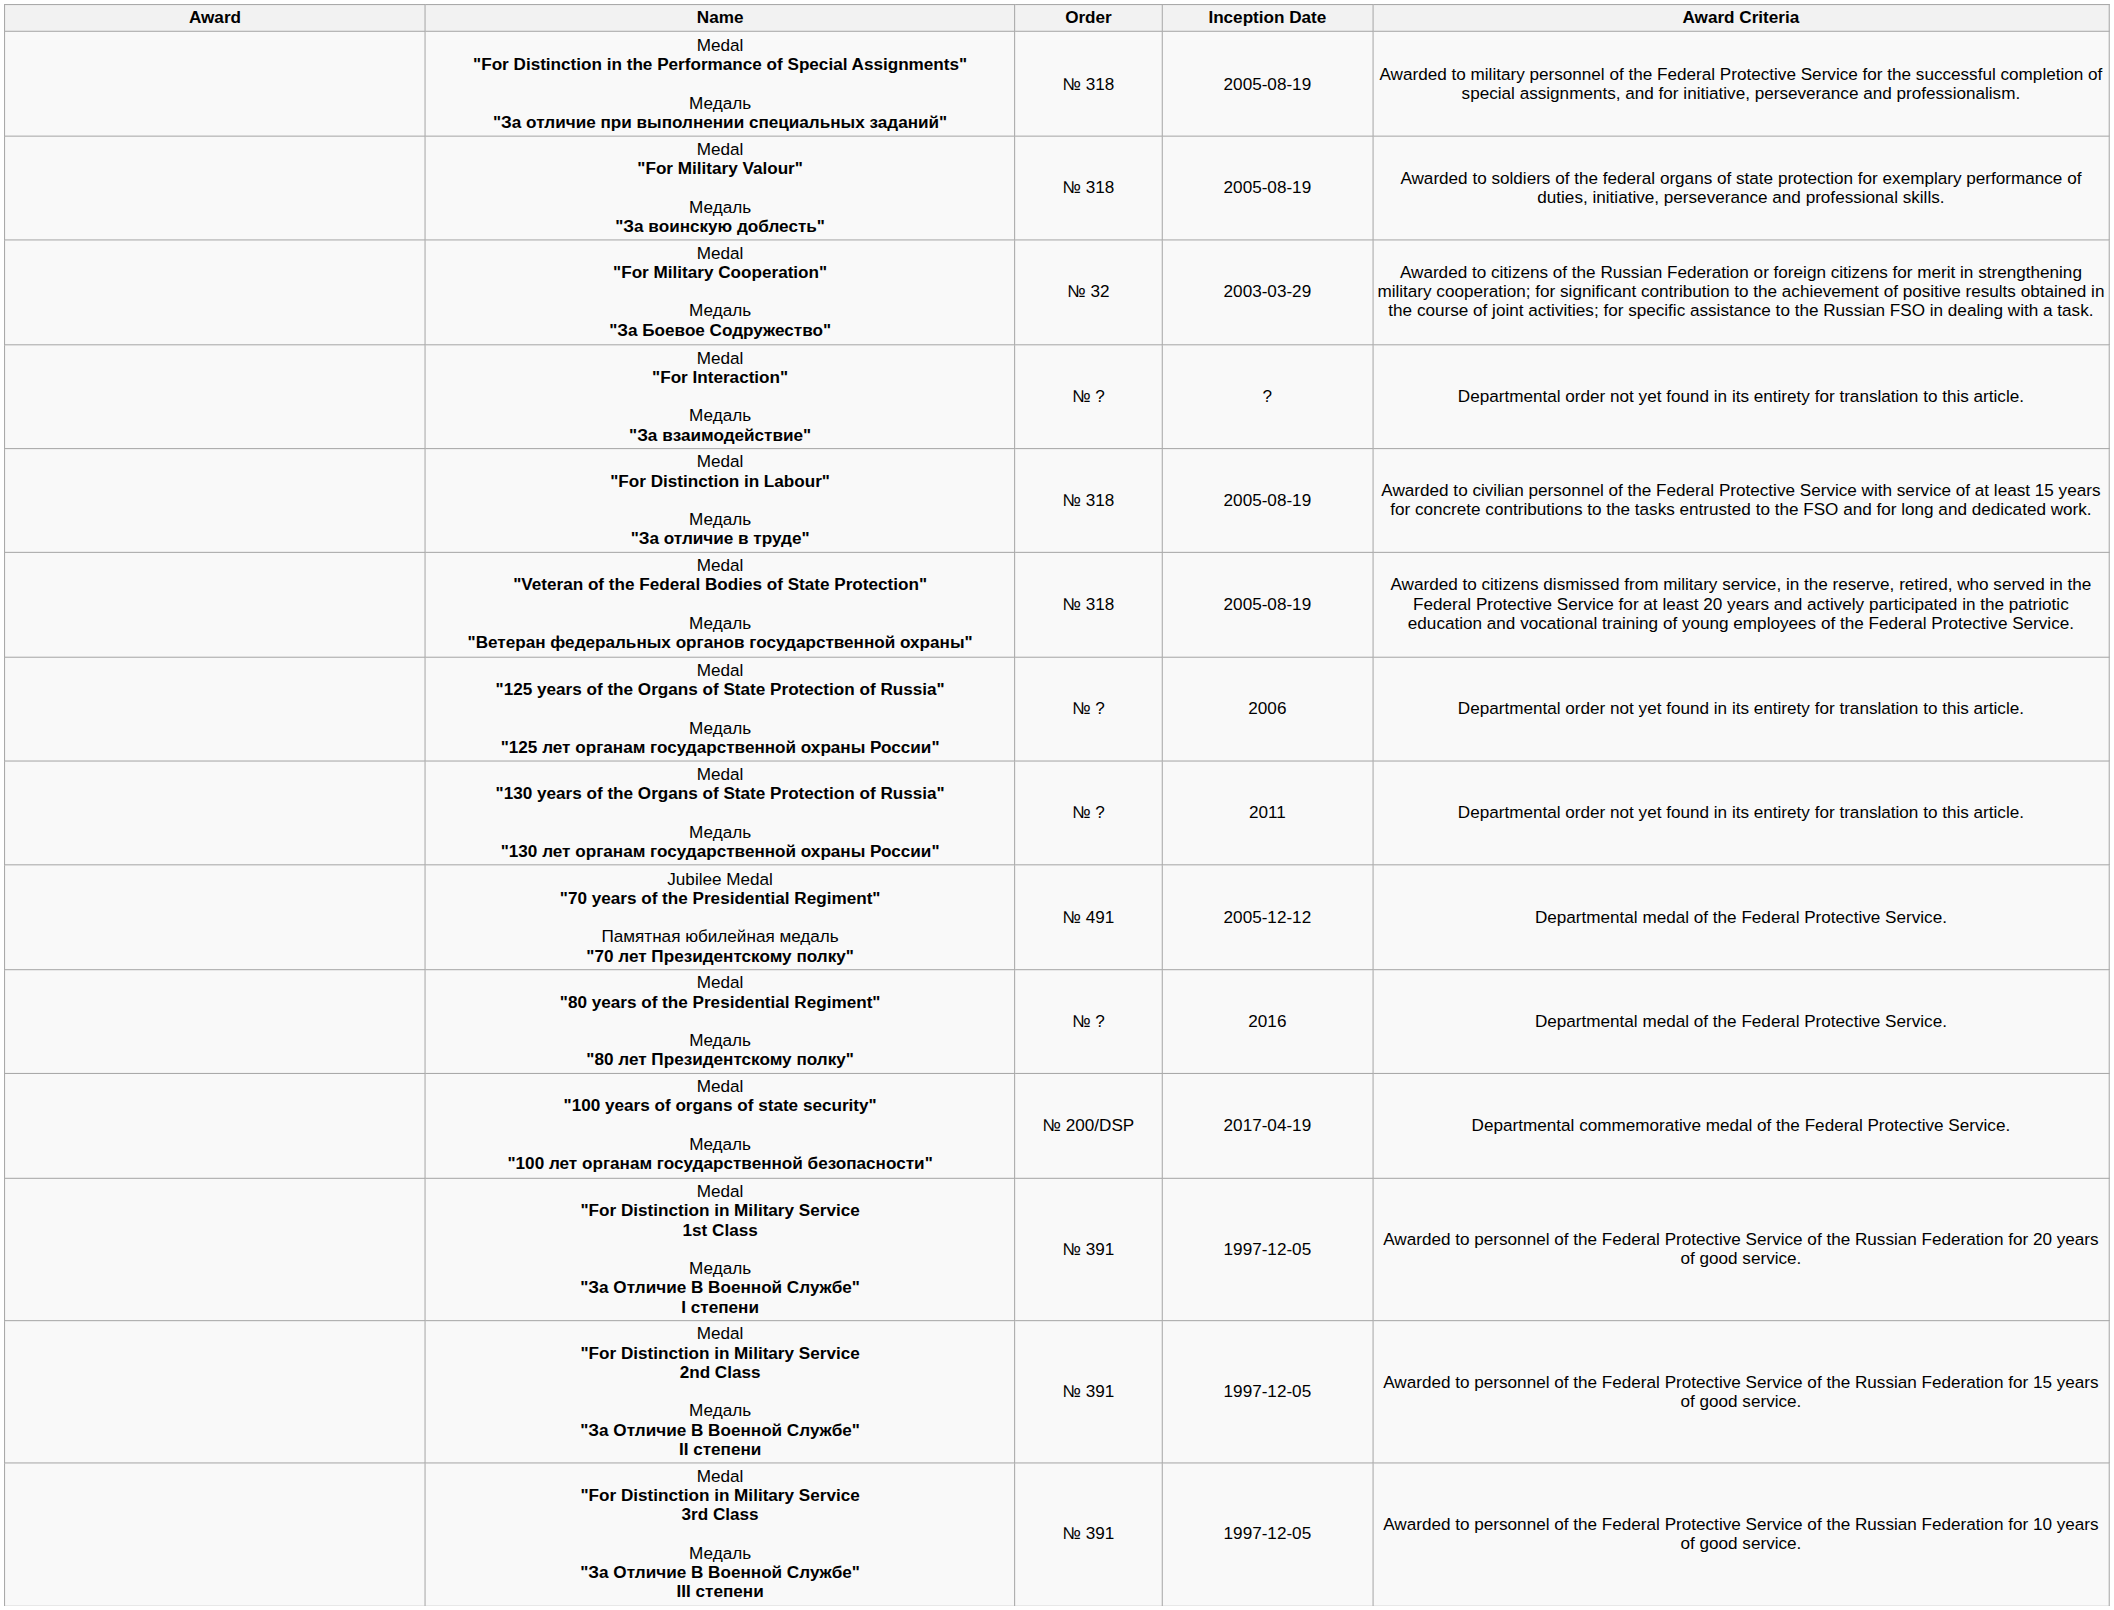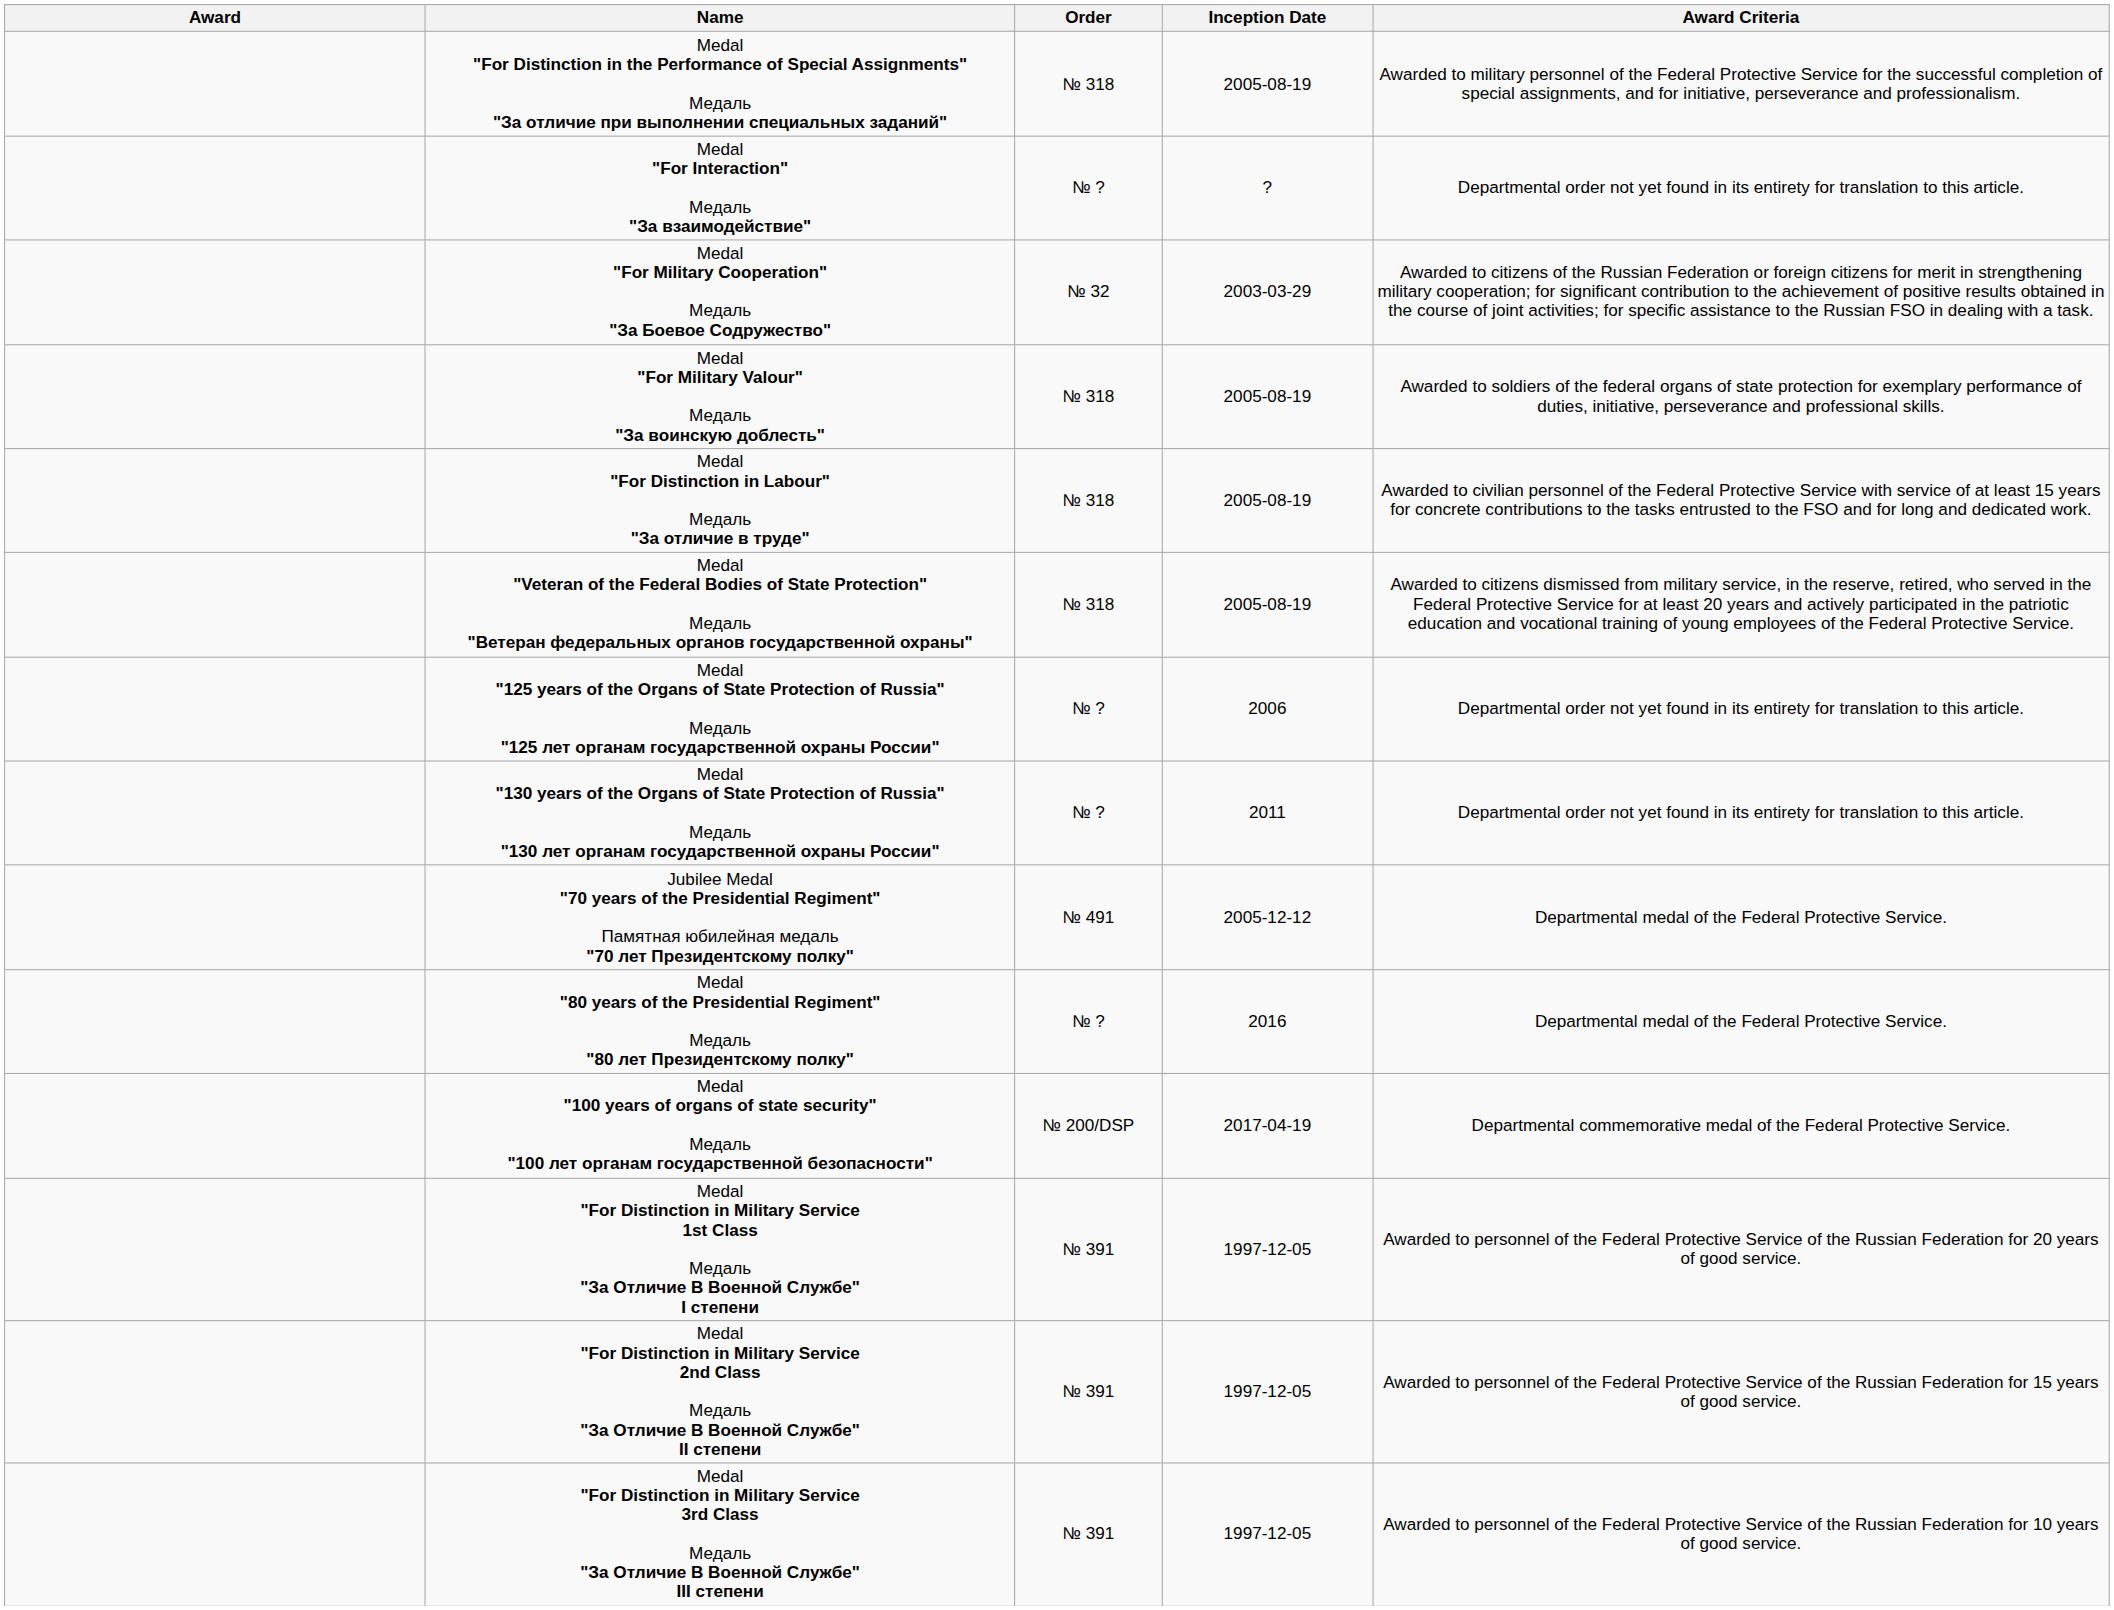rows swapped: (720, 187) <-> (720, 396)
